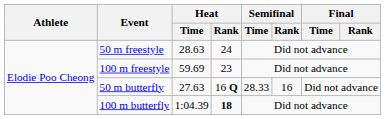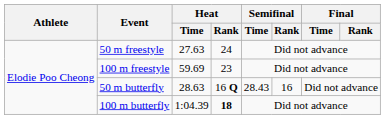(192, 50) 28.63 -> (192, 50) 27.63
(192, 87) 27.63 -> (192, 87) 28.63
(256, 87) 28.33 -> (256, 87) 28.43
